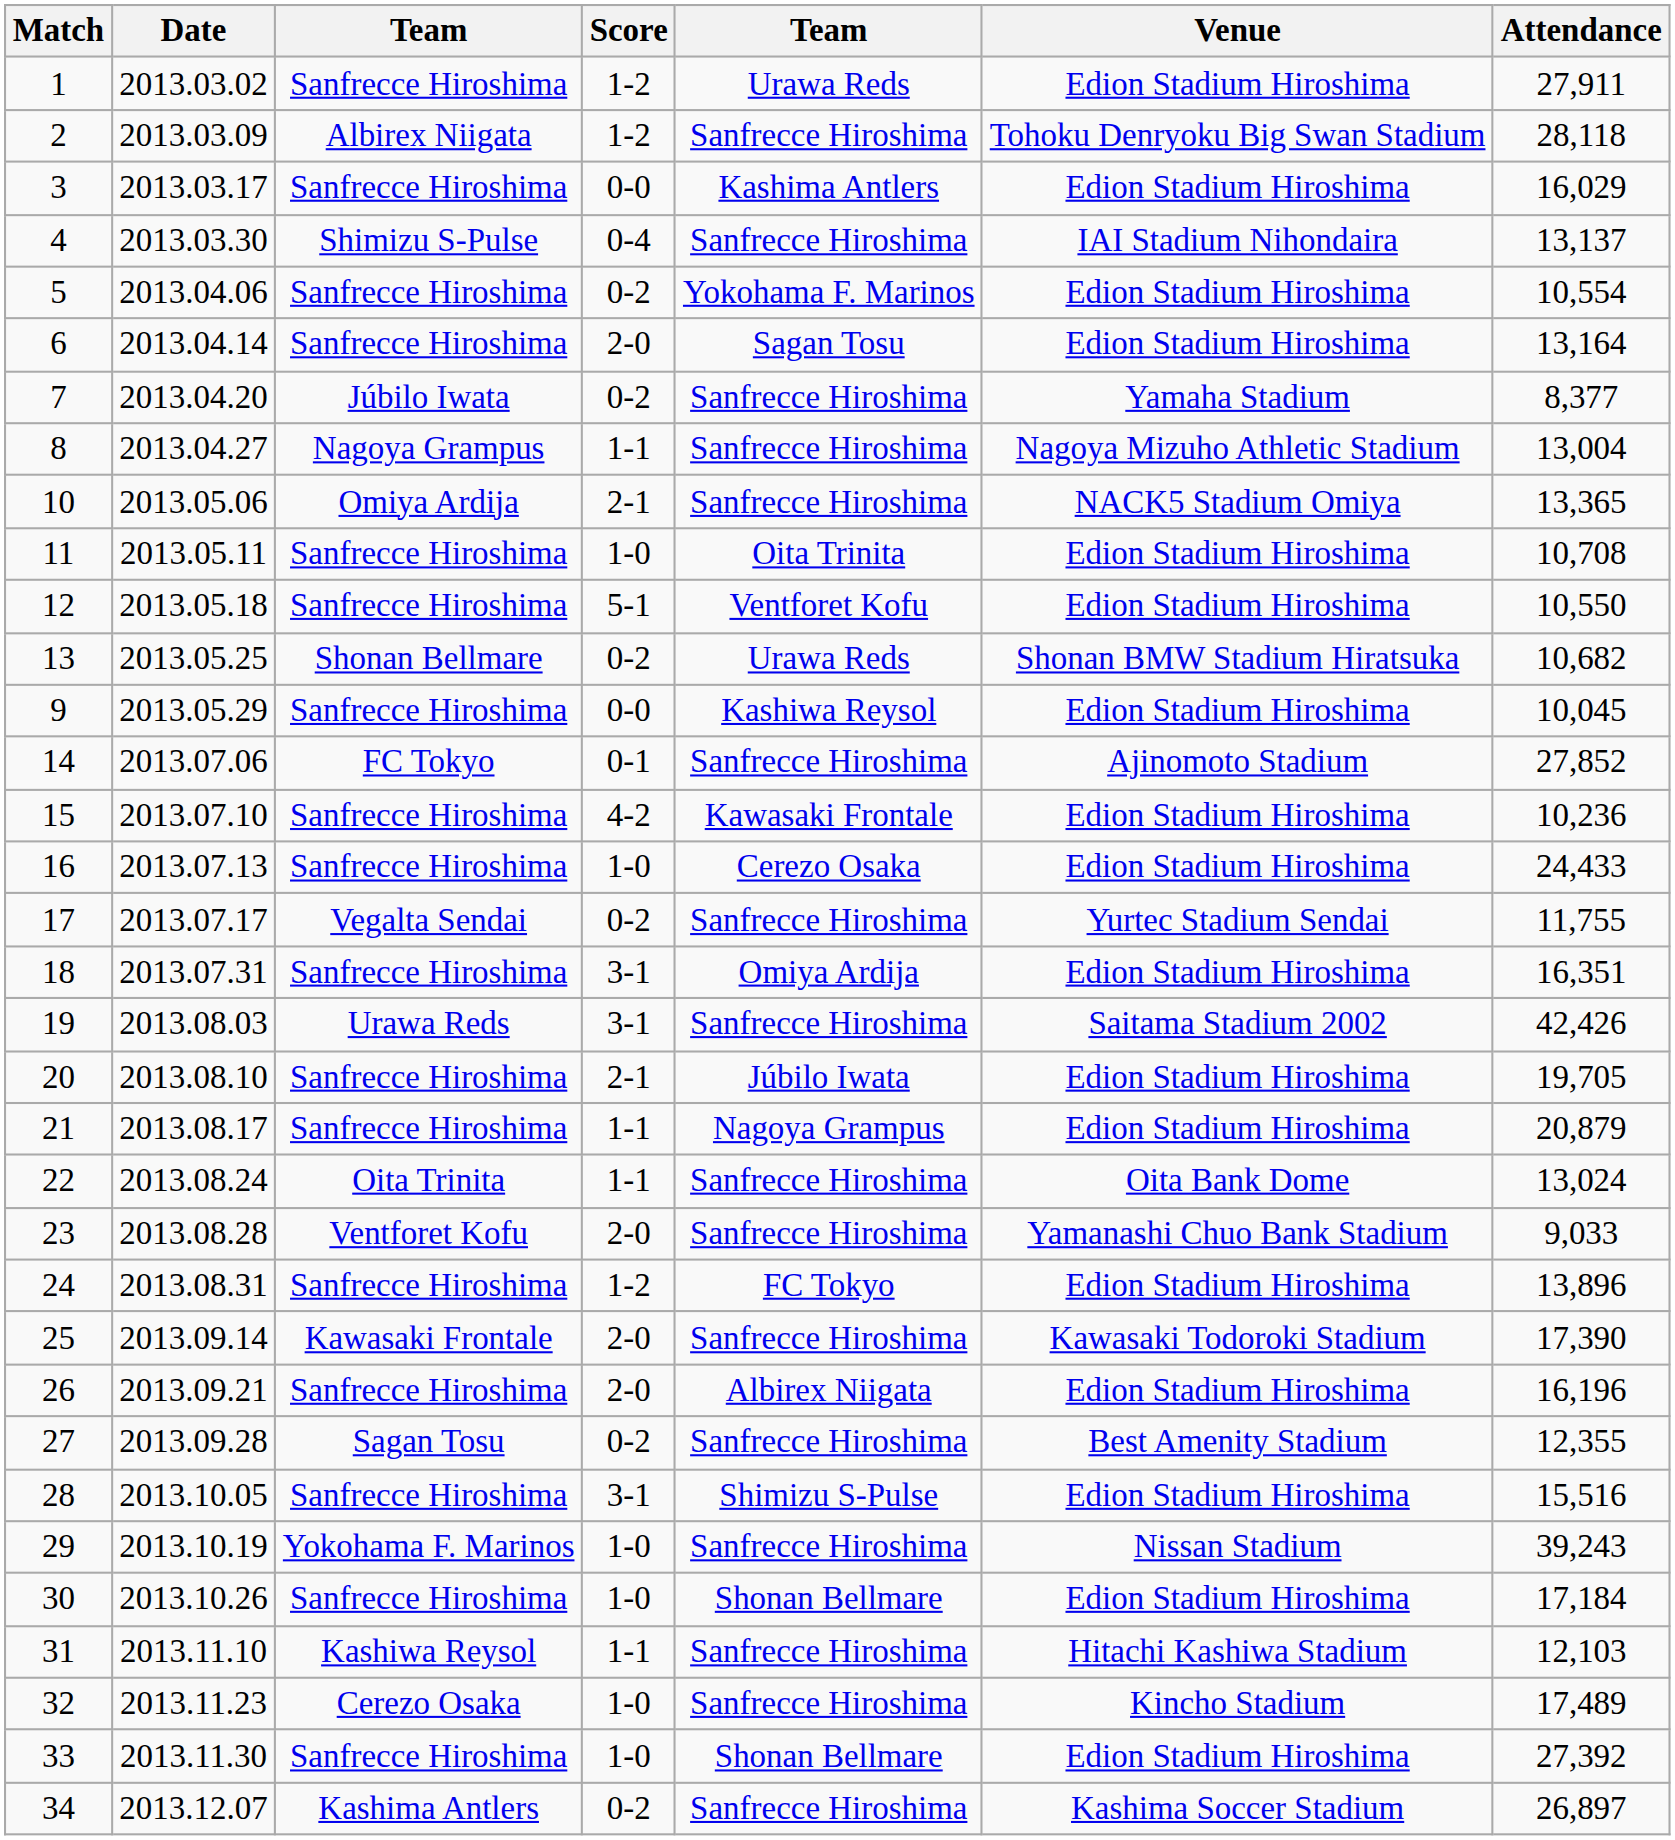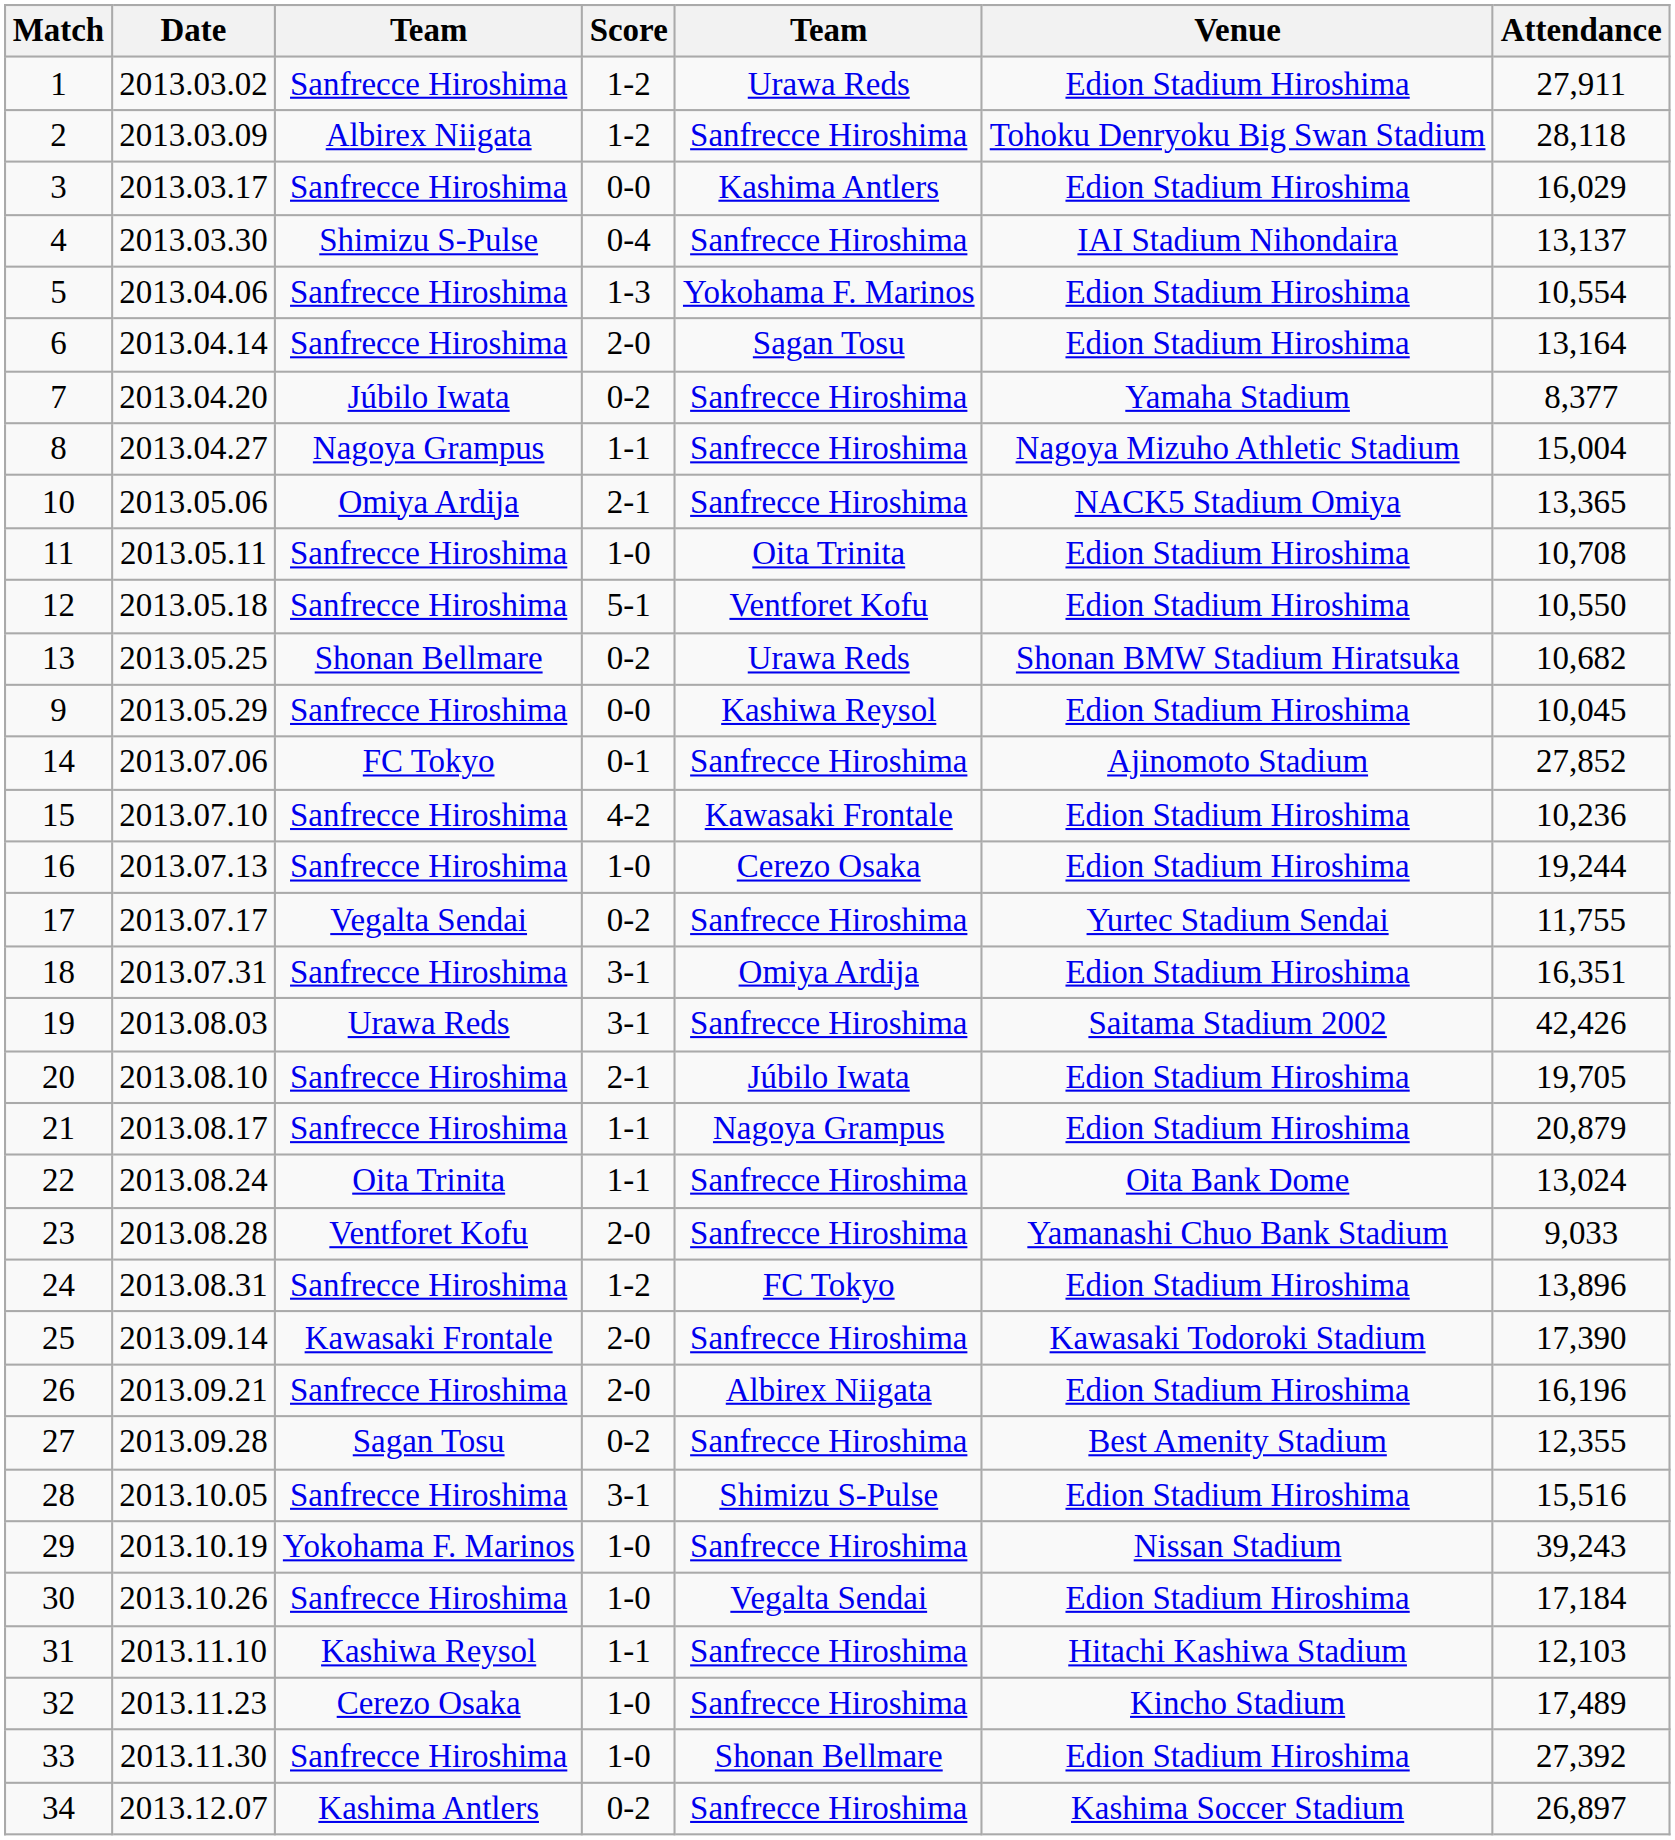(629, 291) 0-2 -> (629, 291) 1-3
(1581, 448) 13,004 -> (1581, 448) 15,004
(1581, 866) 24,433 -> (1581, 866) 19,244
(829, 1598) Shonan Bellmare -> (829, 1598) Vegalta Sendai
